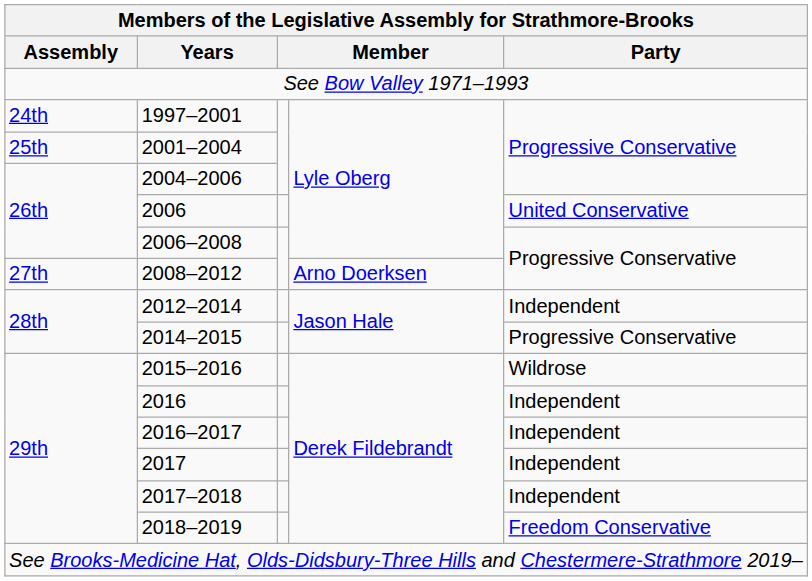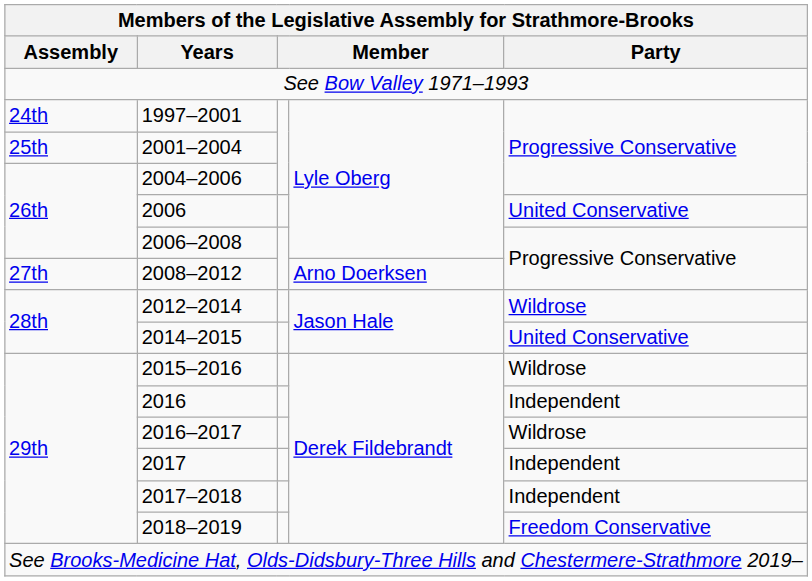(564, 305) Independent -> (547, 305) Wildrose
(623, 337) Progressive Conservative -> (599, 337) United Conservative
(564, 432) Independent -> (547, 432) Wildrose
